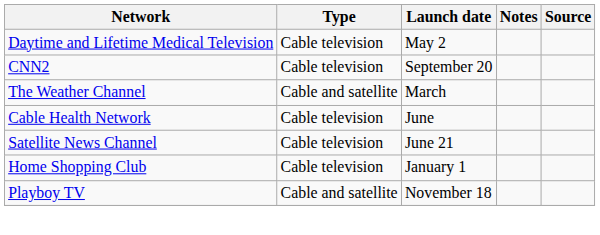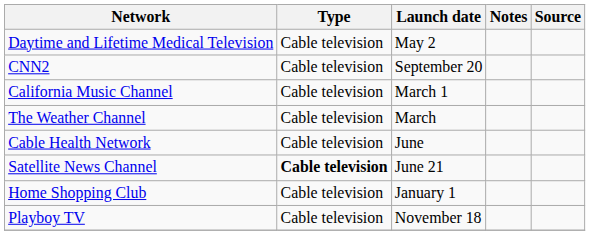+ row: (90, 92)
(339, 92) Cable and satellite -> (332, 117) Cable television
(332, 142) normal -> (334, 167) bold
(339, 192) Cable and satellite -> (332, 218) Cable television
